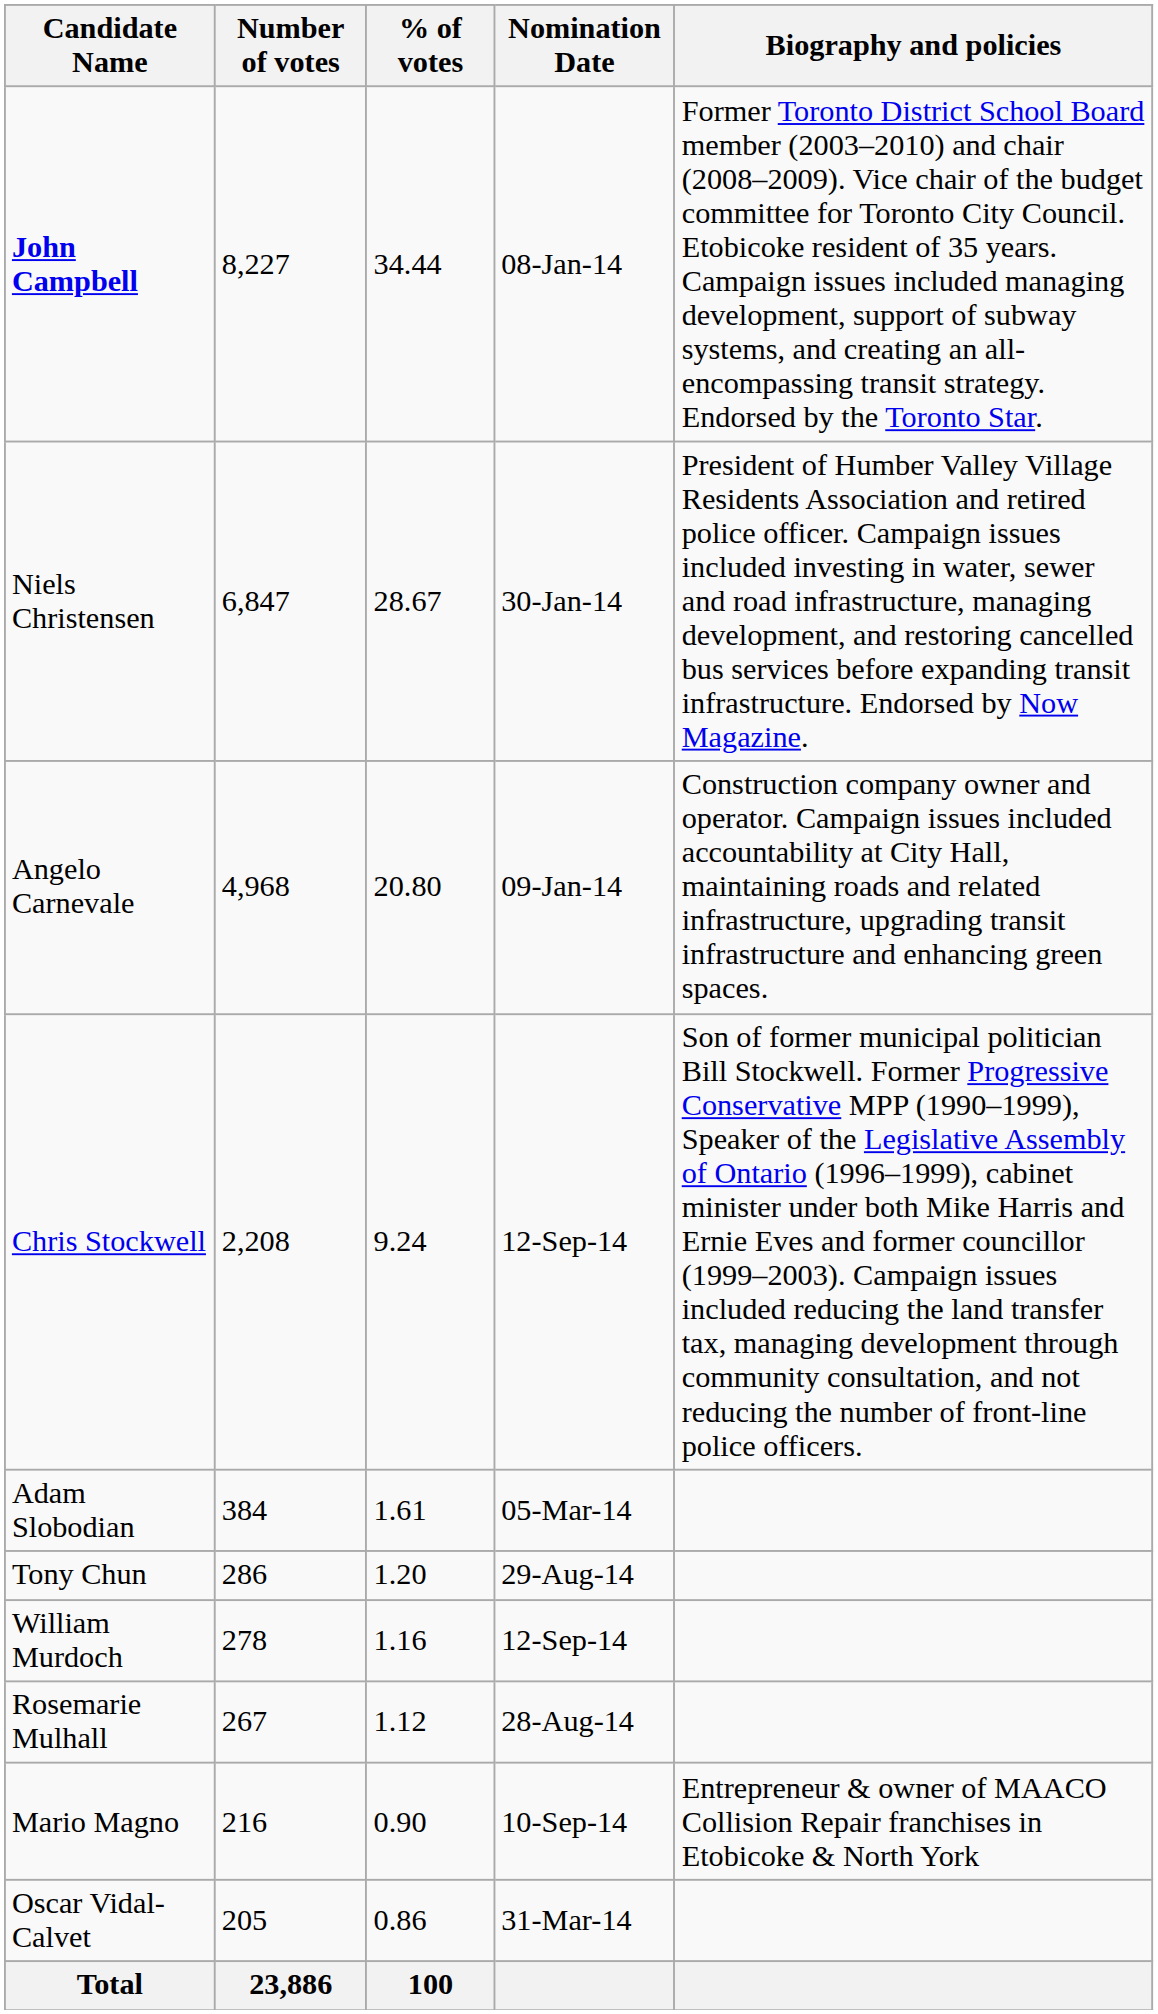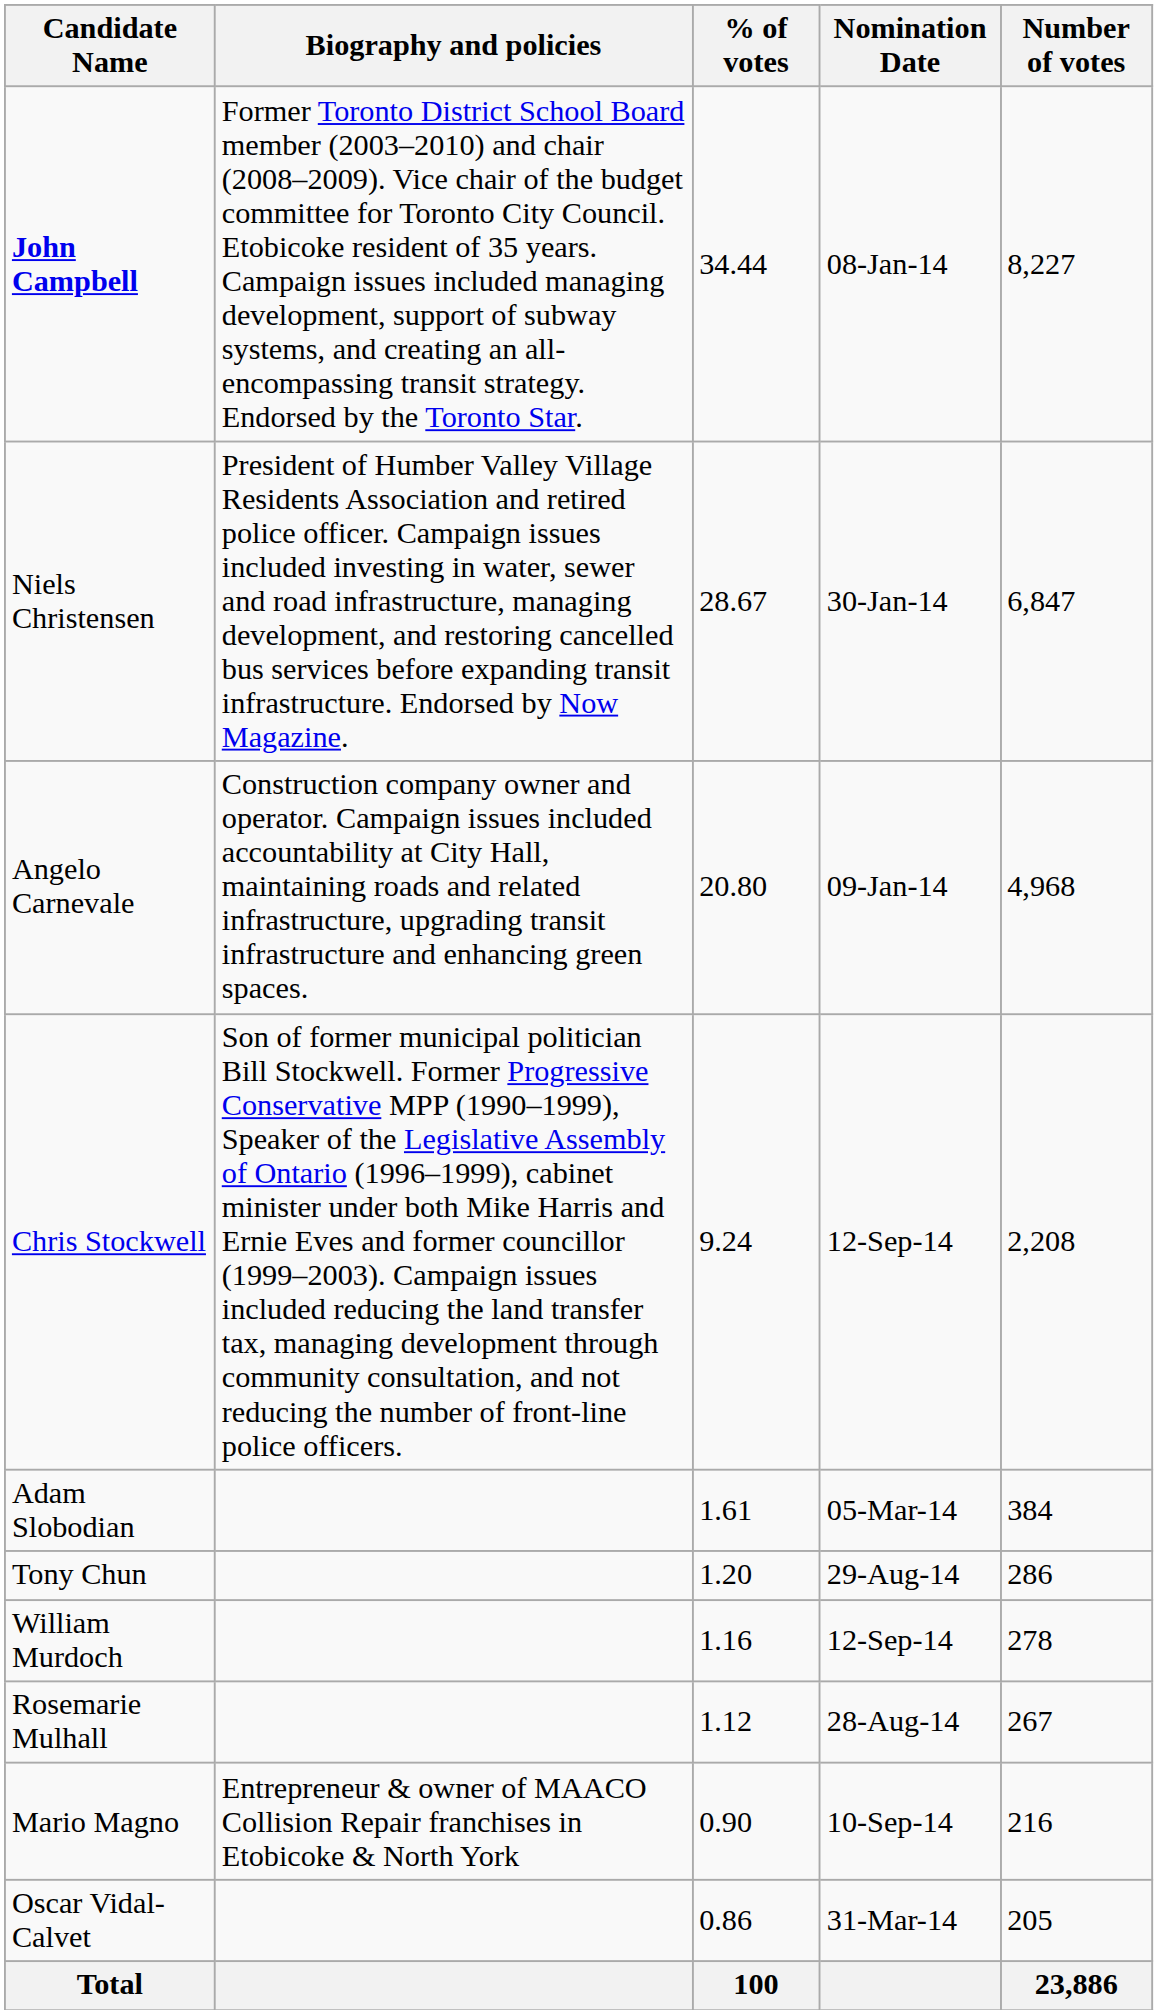columns swapped: (291, 45) <-> (913, 45)
